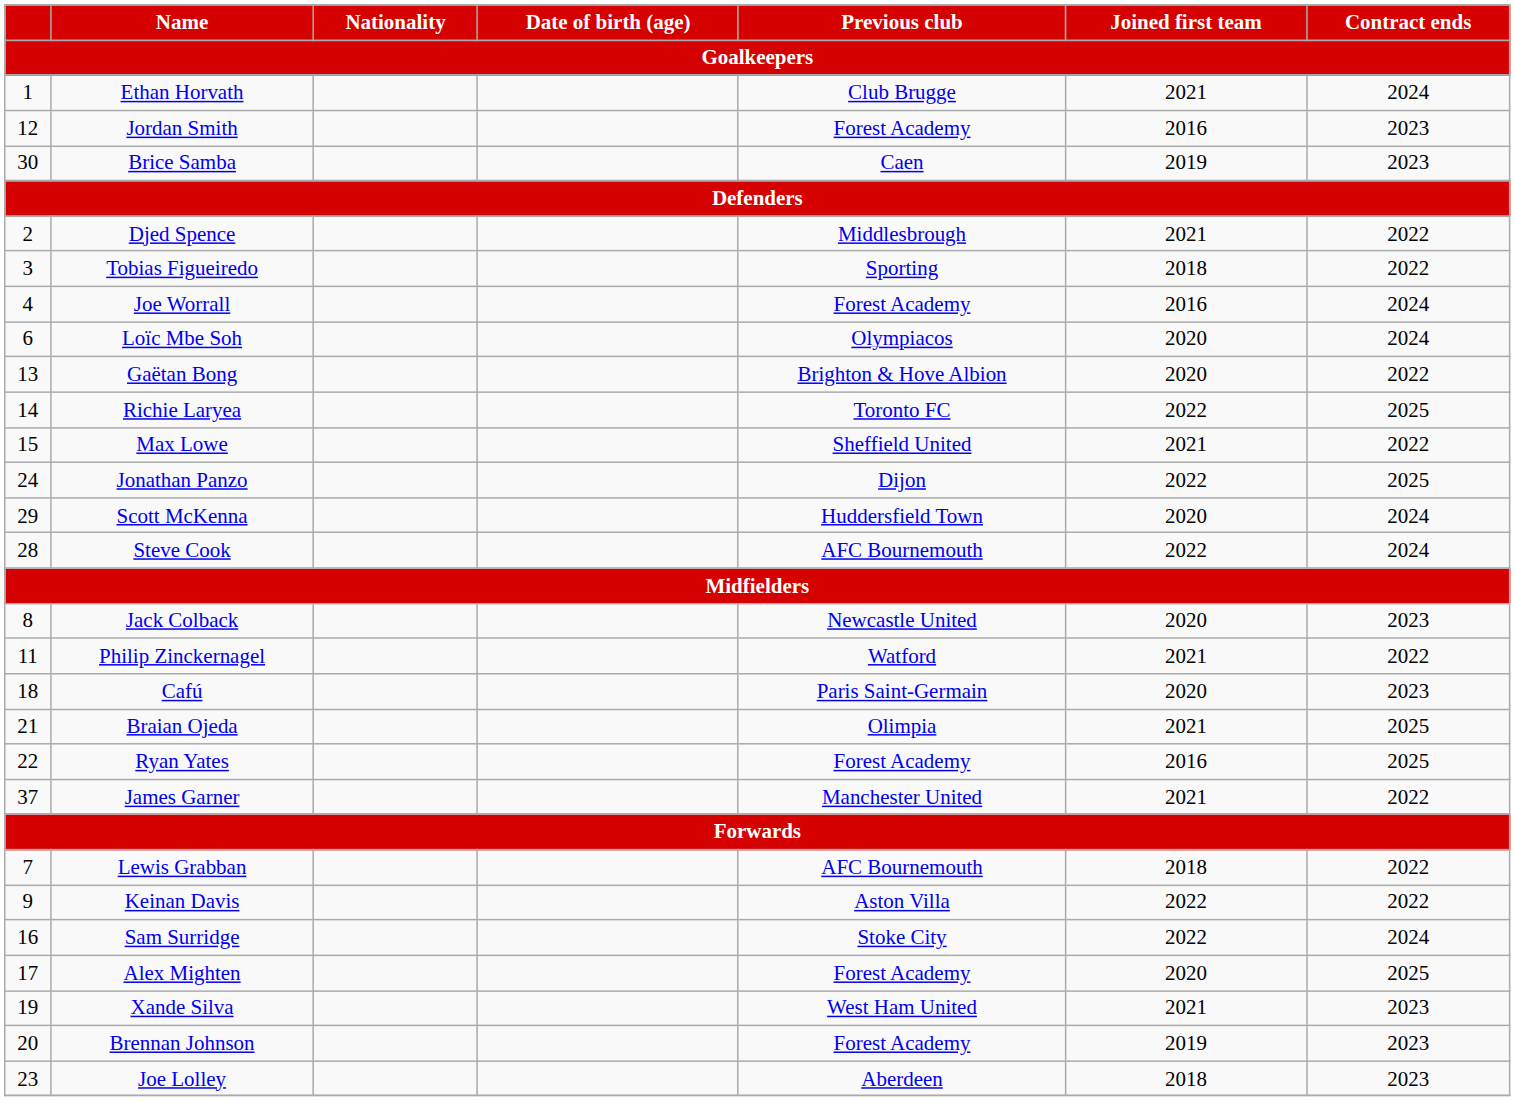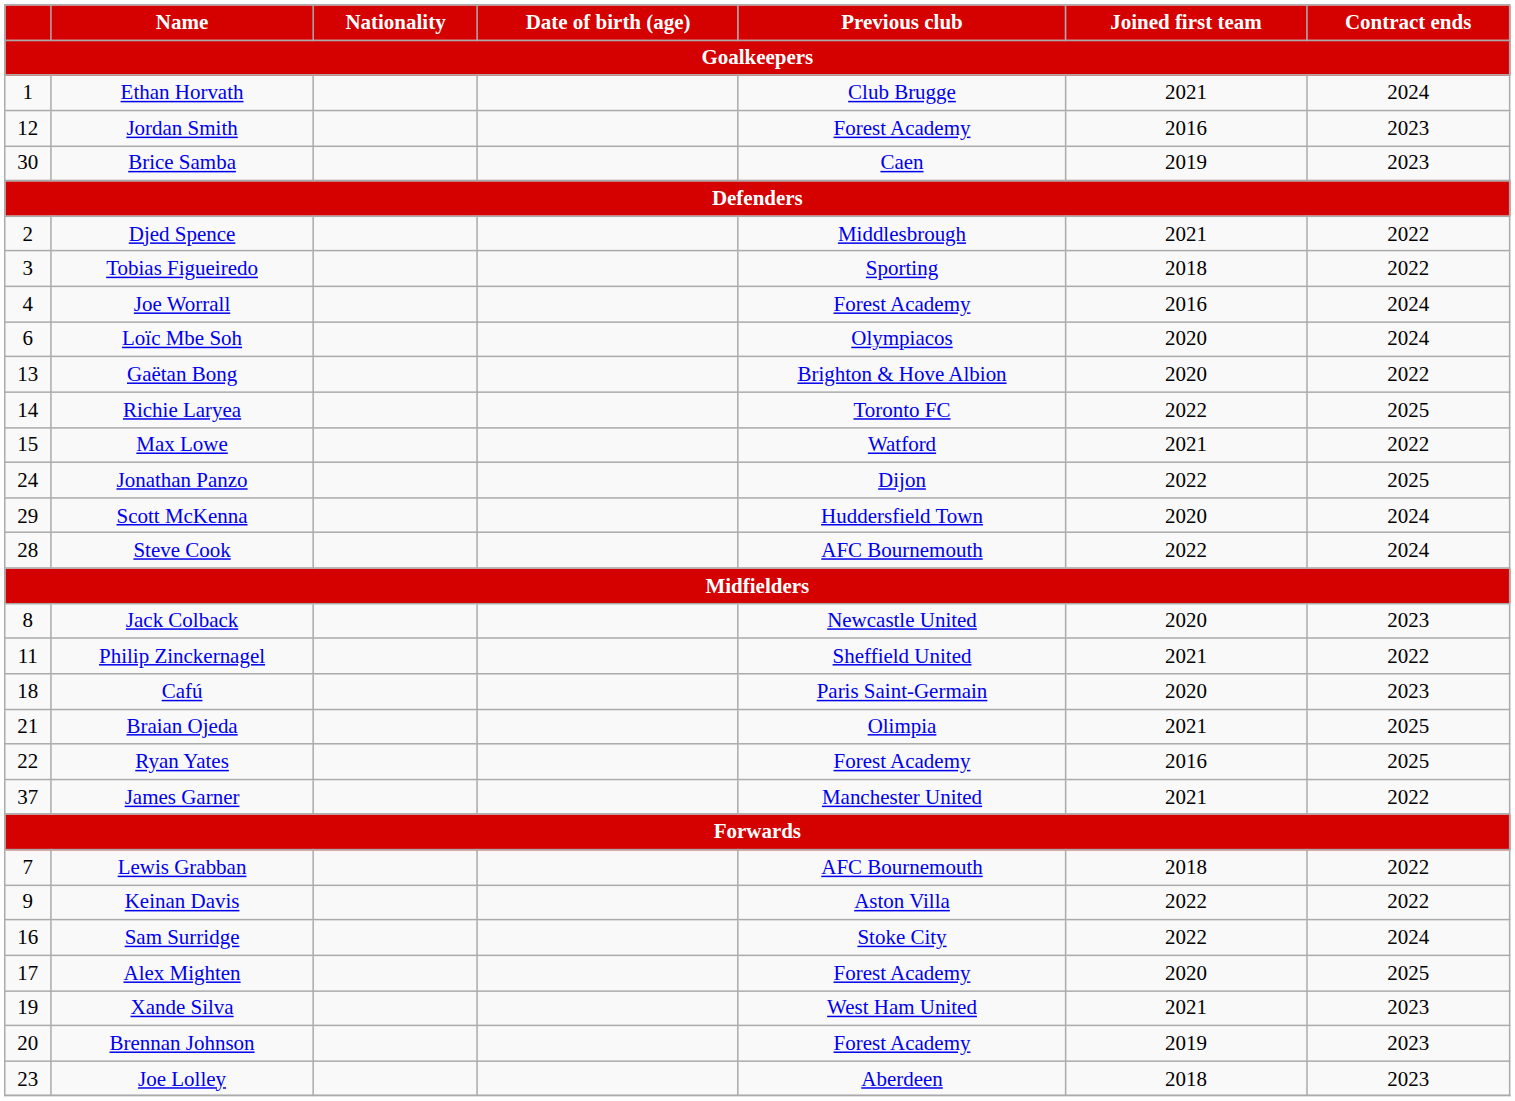(902, 444) Sheffield United -> (902, 444) Watford
(902, 655) Watford -> (902, 655) Sheffield United
